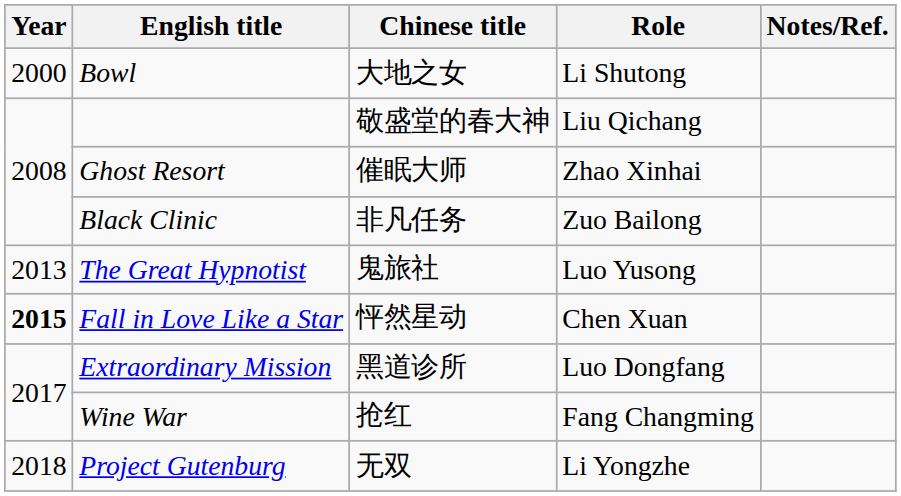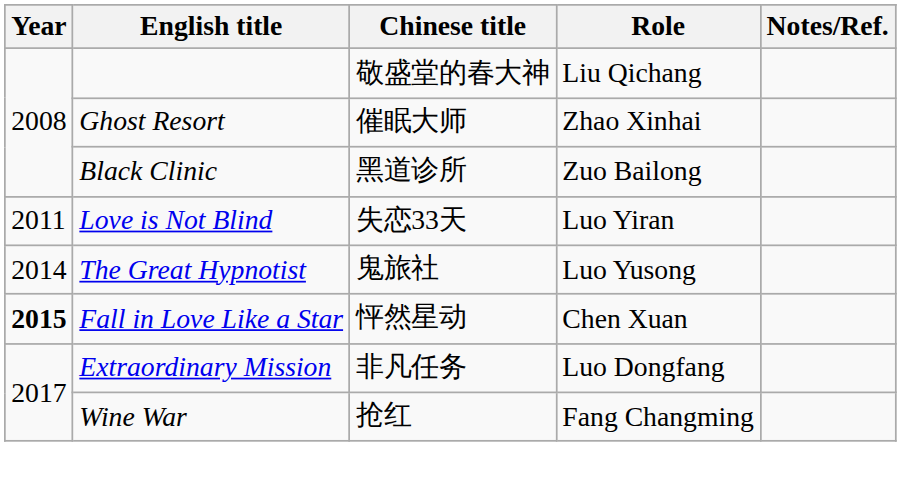- row: (108, 72)
(411, 219) 非凡任务 -> (411, 170) 黑道诊所
+ row: (176, 220)
(39, 269) 2013 -> (39, 269) 2014
(411, 366) 黑道诊所 -> (411, 366) 非凡任务
- row: (183, 465)
